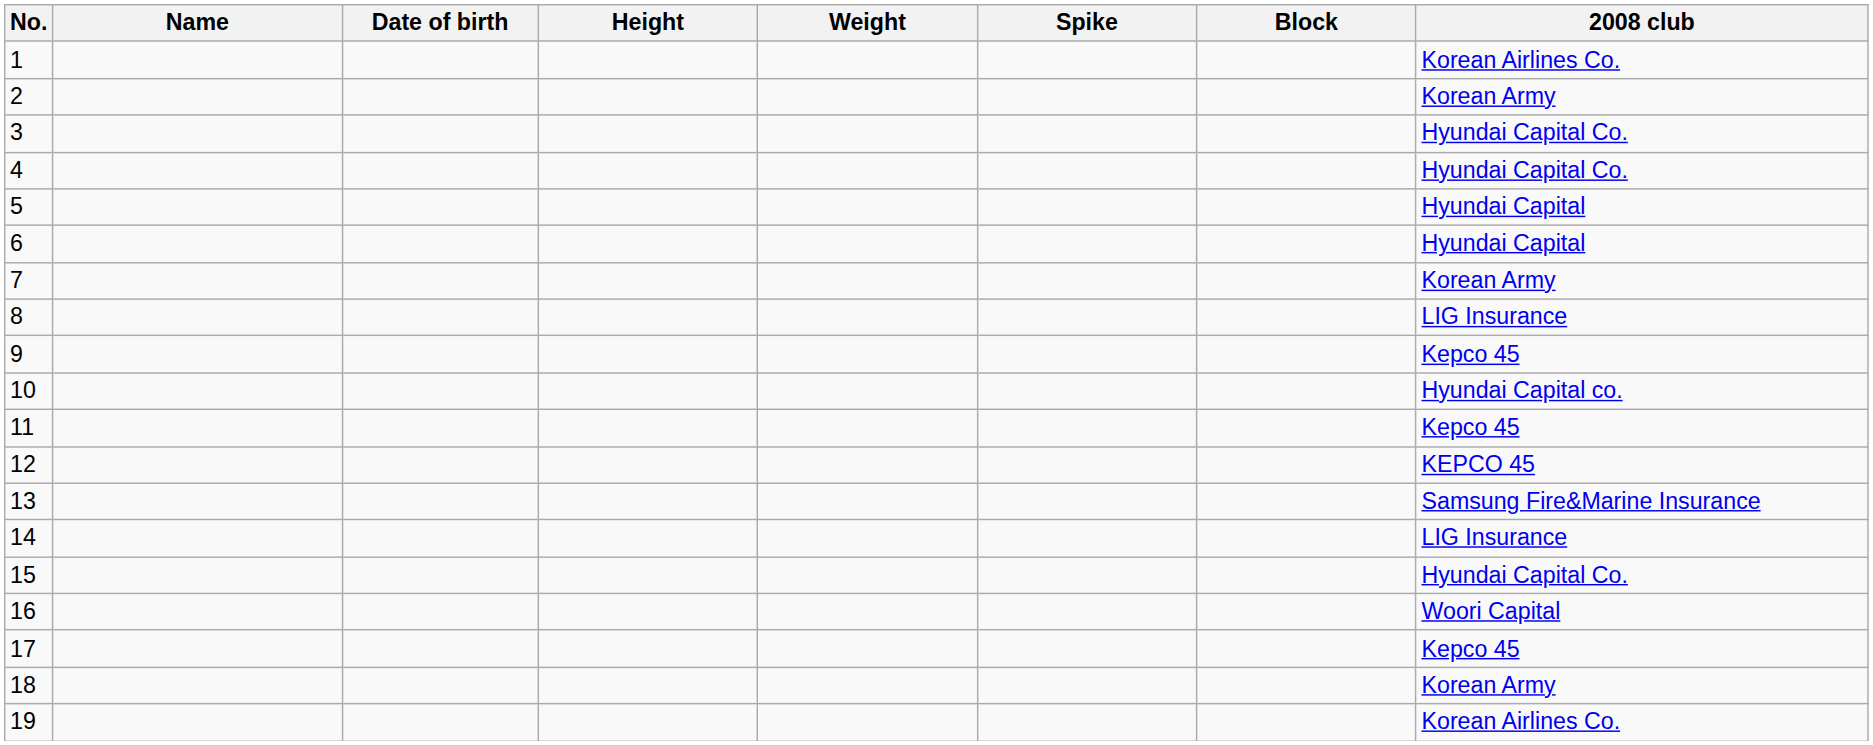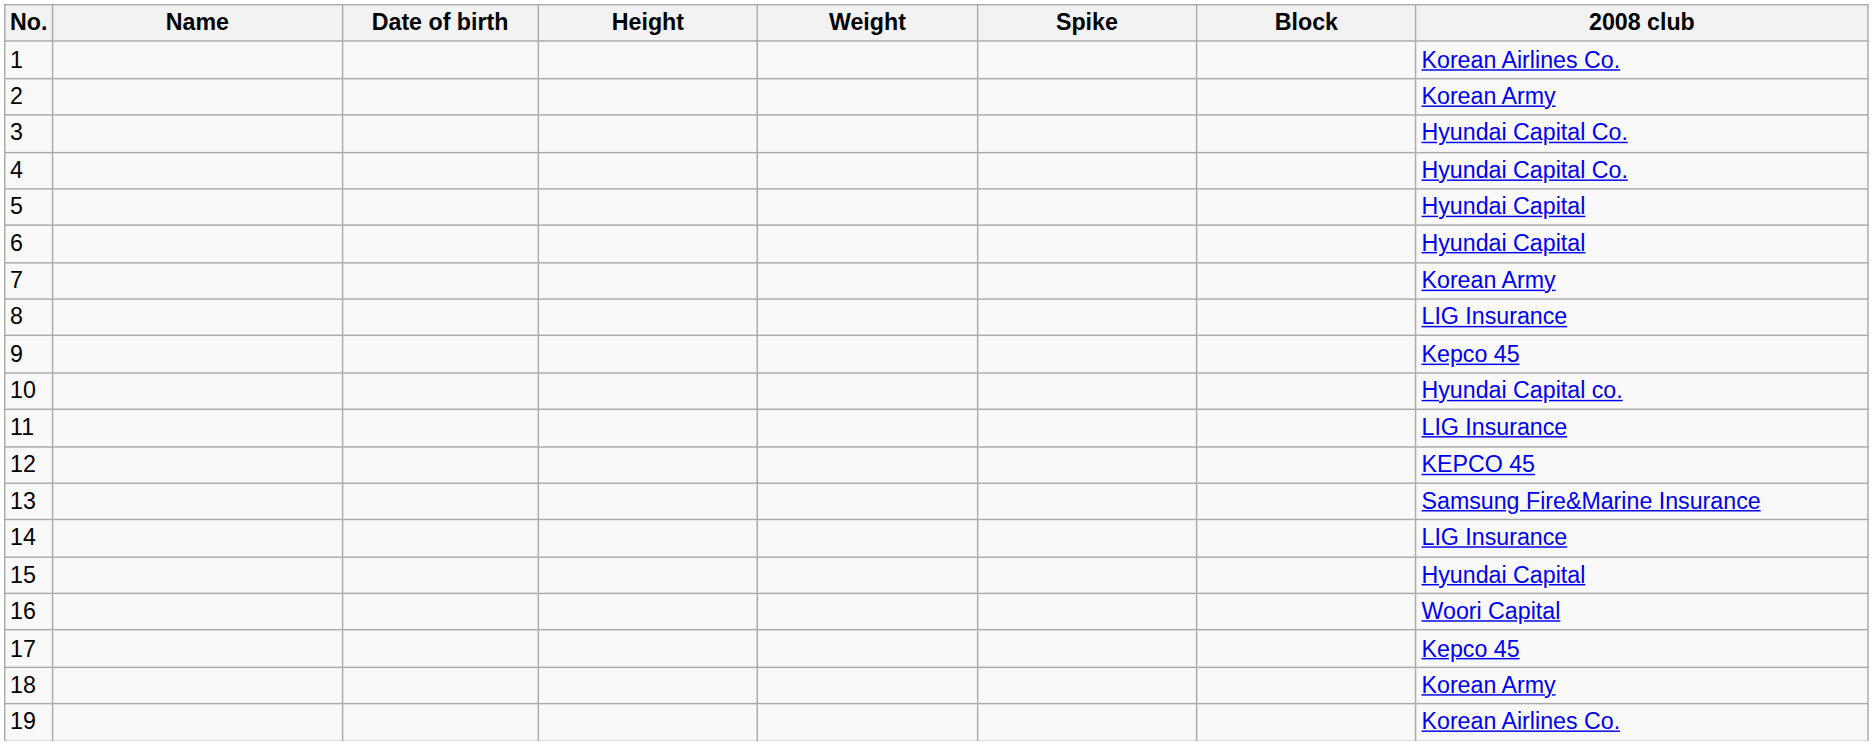(1471, 427) Kepco 45 -> (1494, 427) LIG Insurance
(1525, 574) Hyundai Capital Co. -> (1503, 574) Hyundai Capital
